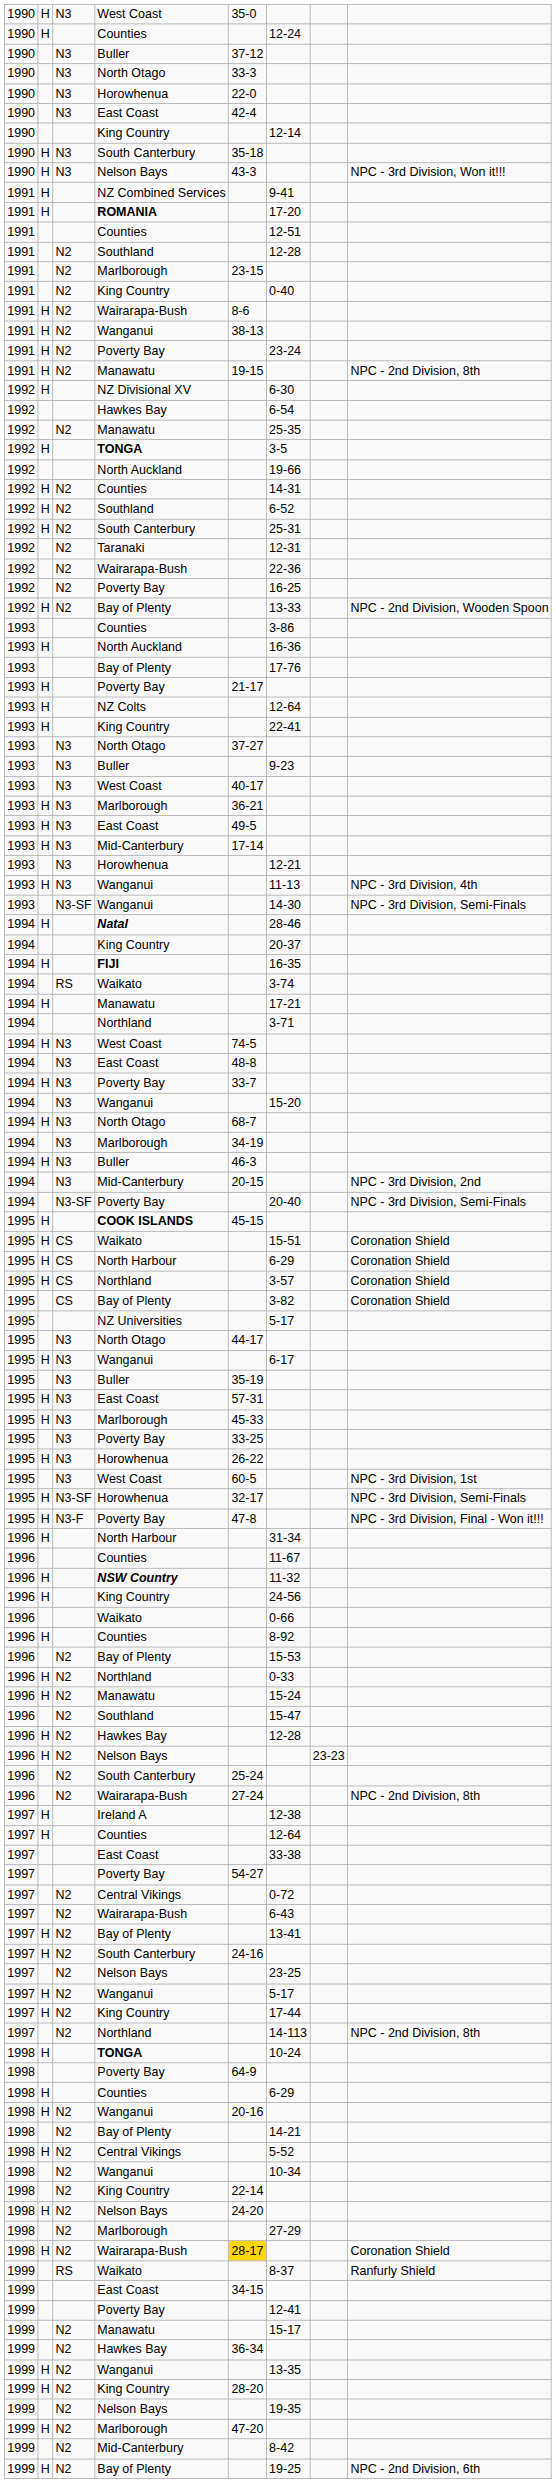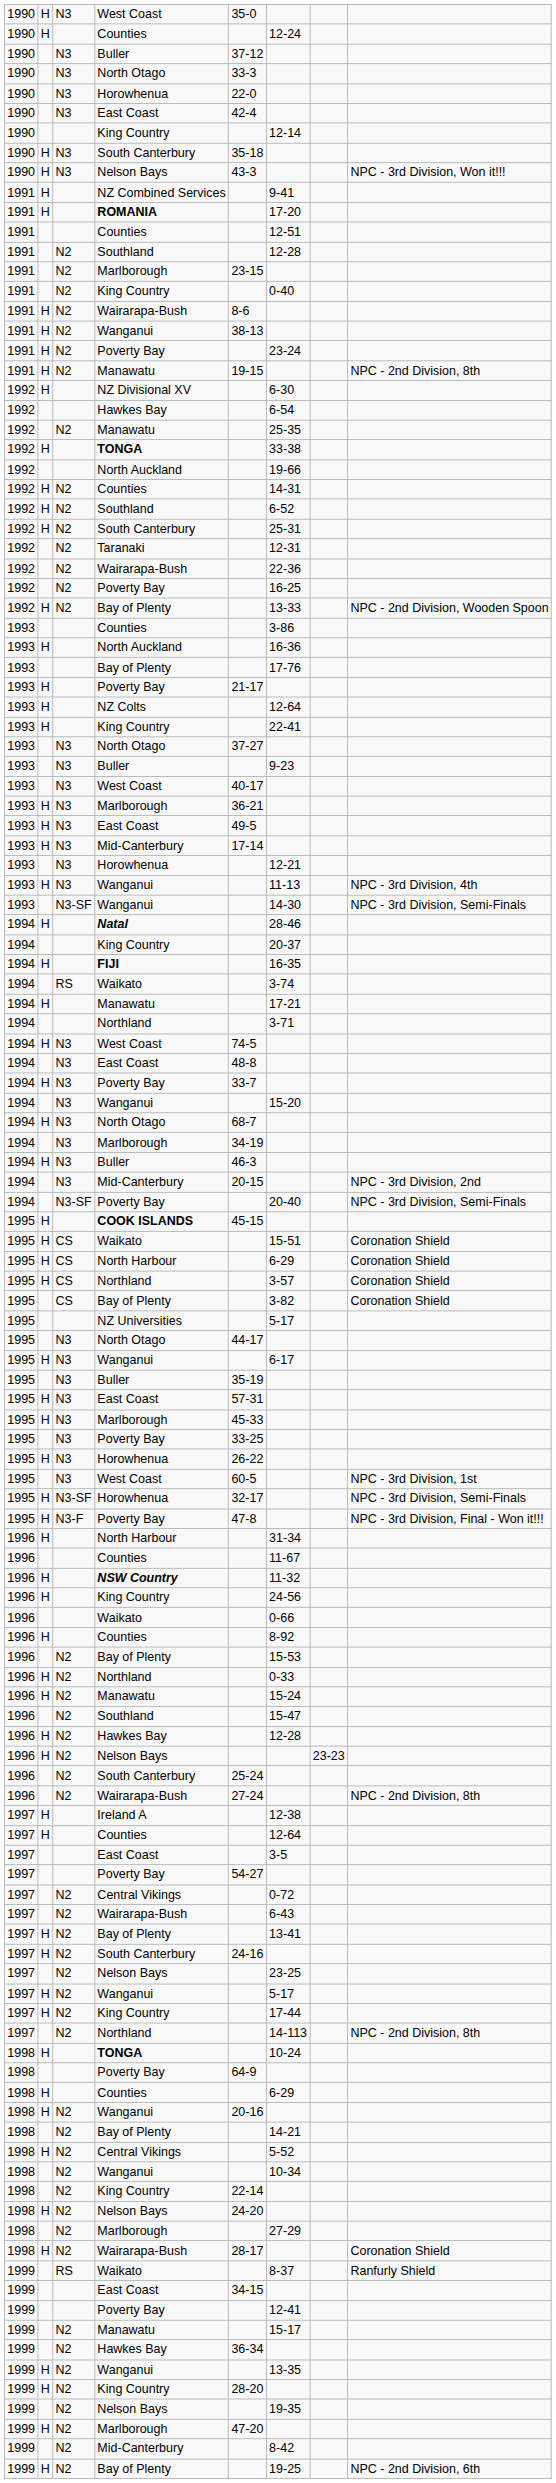(278, 449) 3-5 -> (285, 449) 33-38
(285, 1855) 33-38 -> (278, 1855) 3-5
(247, 2250) gold background -> (247, 2250) no background
